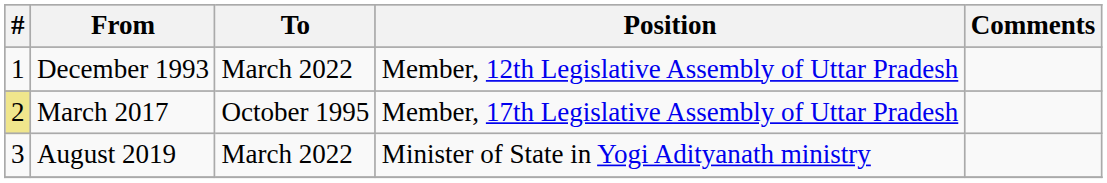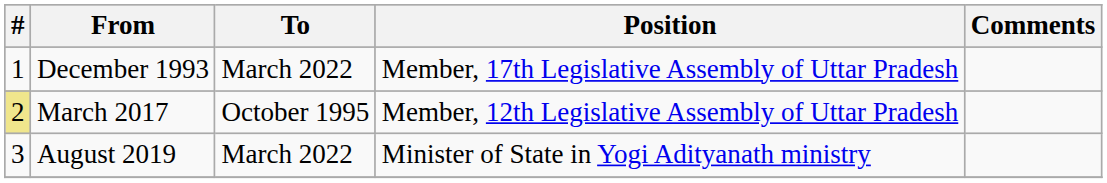(670, 68) Member, 12th Legislative Assembly of Uttar Pradesh -> (670, 68) Member, 17th Legislative Assembly of Uttar Pradesh
(670, 111) Member, 17th Legislative Assembly of Uttar Pradesh -> (670, 111) Member, 12th Legislative Assembly of Uttar Pradesh
